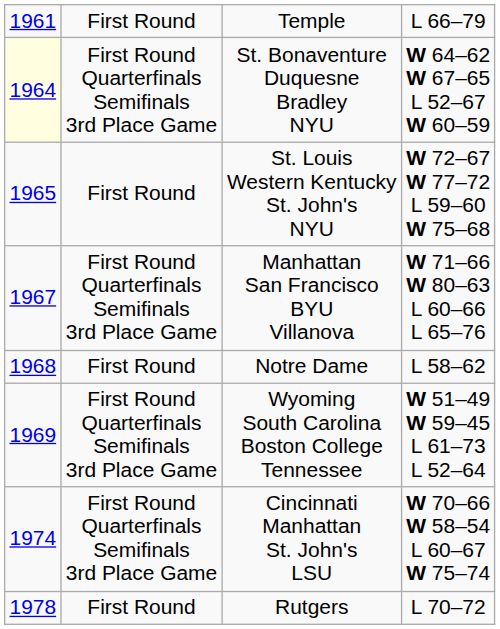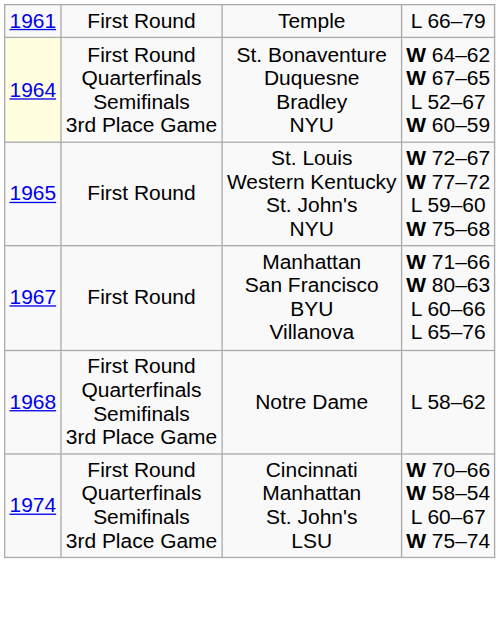(141, 297) First Round Quarterfinals Semifinals 3rd Place Game -> (141, 297) First Round
(141, 366) First Round -> (141, 401) First Round Quarterfinals Semifinals 3rd Place Game
- row: (312, 434)
- row: (312, 607)
